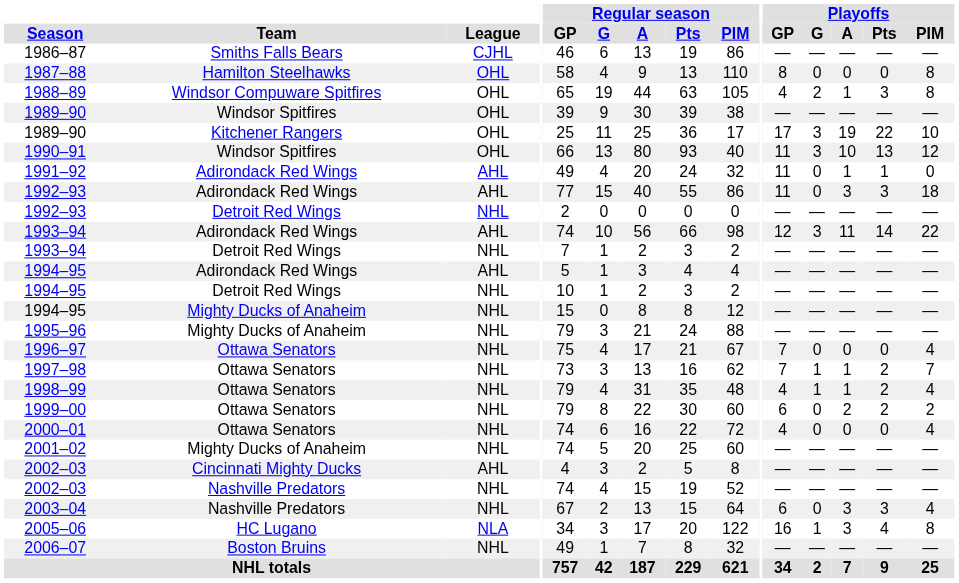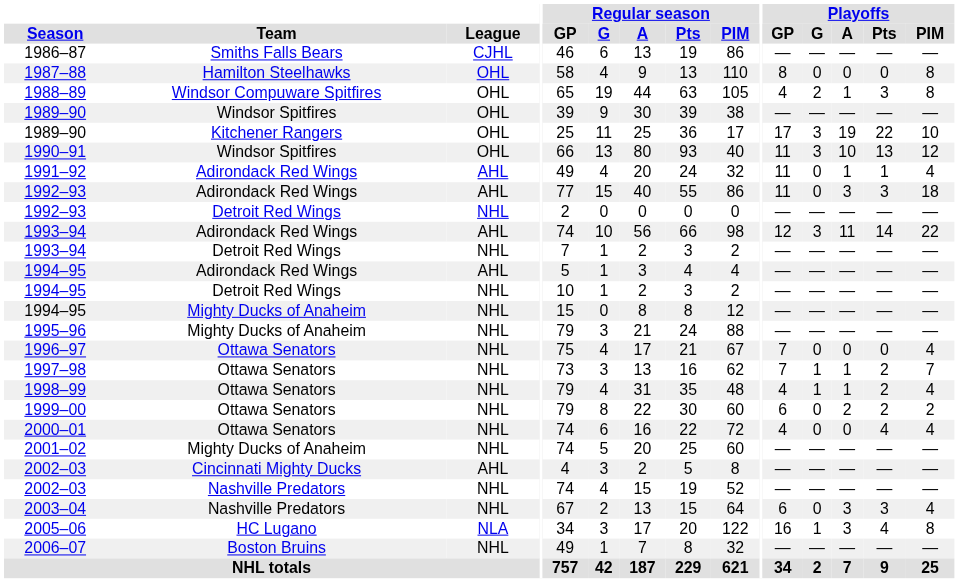(930, 172) 0 -> (930, 172) 4
(884, 429) 0 -> (884, 429) 4
